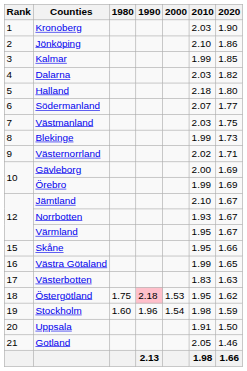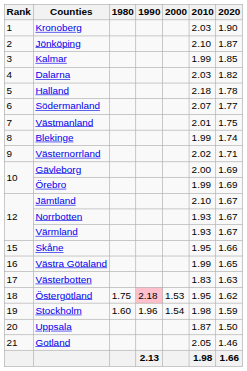(228, 43) 1.86 -> (228, 43) 1.87
(228, 91) 1.80 -> (228, 91) 1.78
(201, 122) 2.03 -> (201, 122) 2.01
(228, 138) 1.73 -> (228, 138) 1.74
(201, 232) 1.95 -> (201, 232) 1.93
(201, 327) 1.91 -> (201, 327) 1.87
